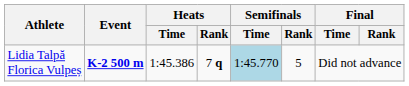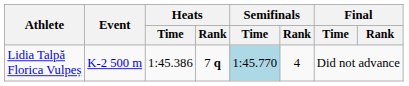(115, 63) bold -> (115, 63) normal
(298, 63) 5 -> (297, 63) 4
